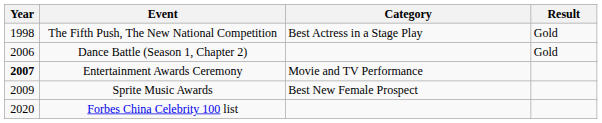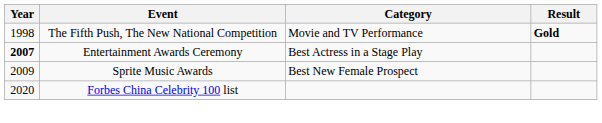(355, 33) Best Actress in a Stage Play -> (355, 33) Movie and TV Performance
(546, 33) normal -> (546, 33) bold
- row: (163, 52)
(355, 71) Movie and TV Performance -> (355, 52) Best Actress in a Stage Play
